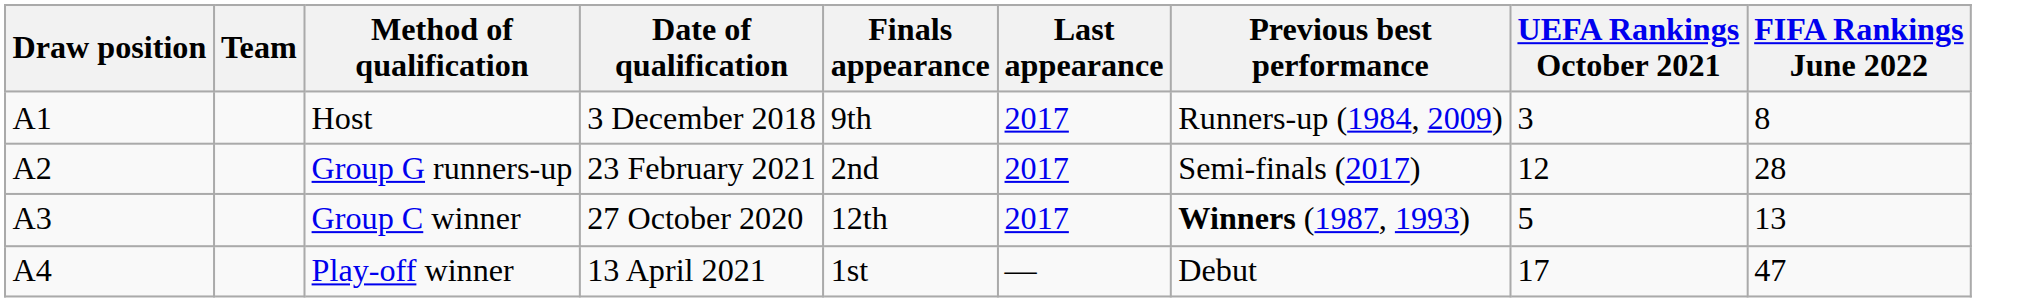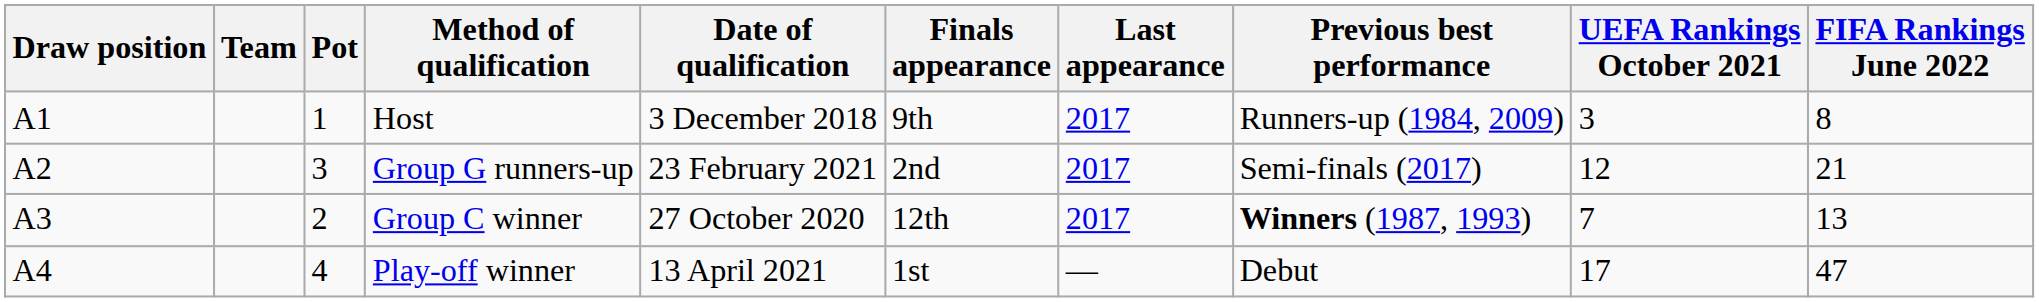+ column: (335, 48)
(1770, 168) 28 -> (1832, 168) 21
(1525, 219) 5 -> (1587, 219) 7
